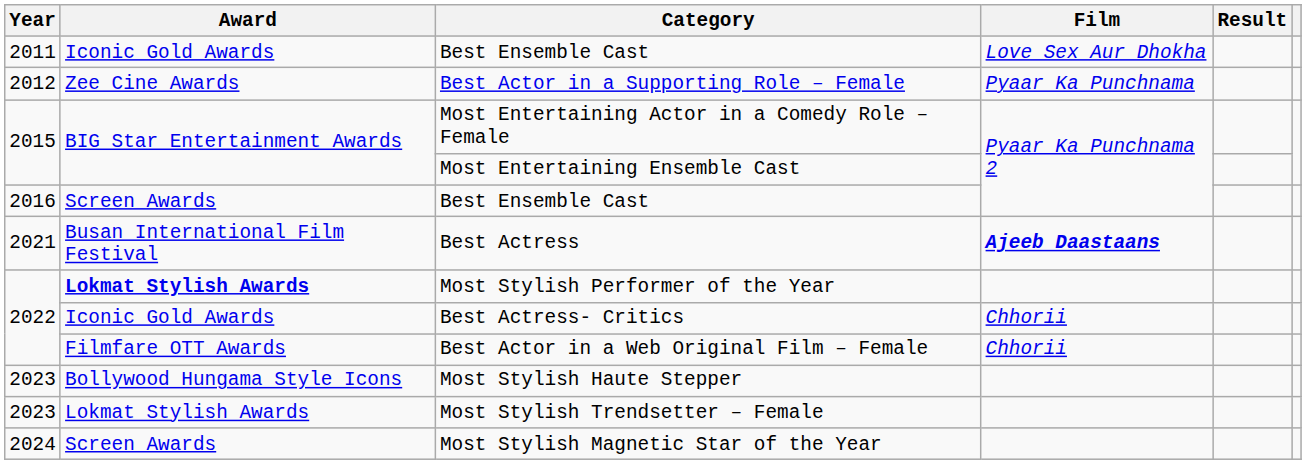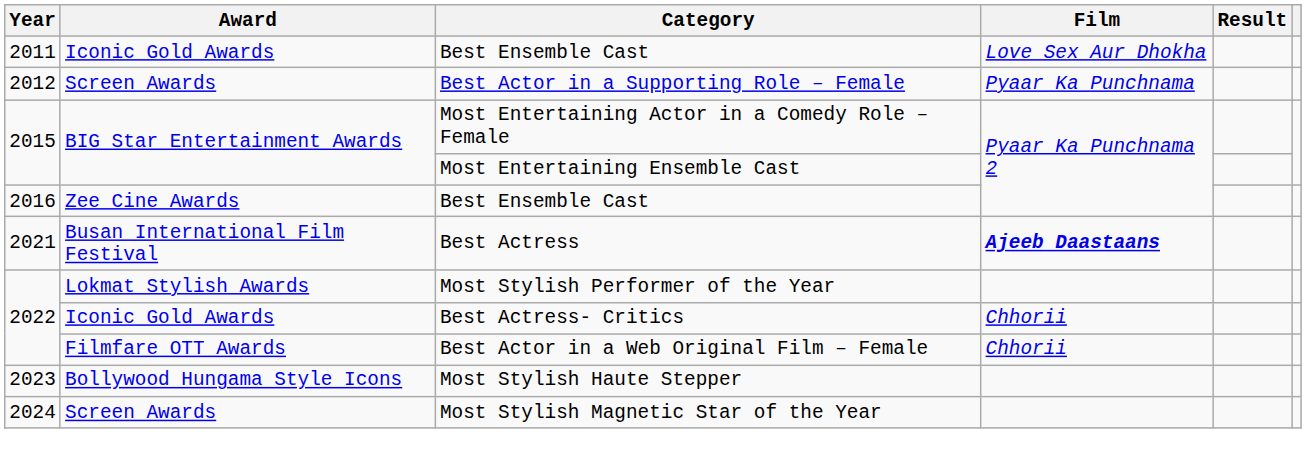(152, 84) Zee Cine Awards -> (141, 84) Screen Awards
(141, 201) Screen Awards -> (152, 201) Zee Cine Awards
(187, 286) bold -> (187, 286) normal
- row: (33, 412)
